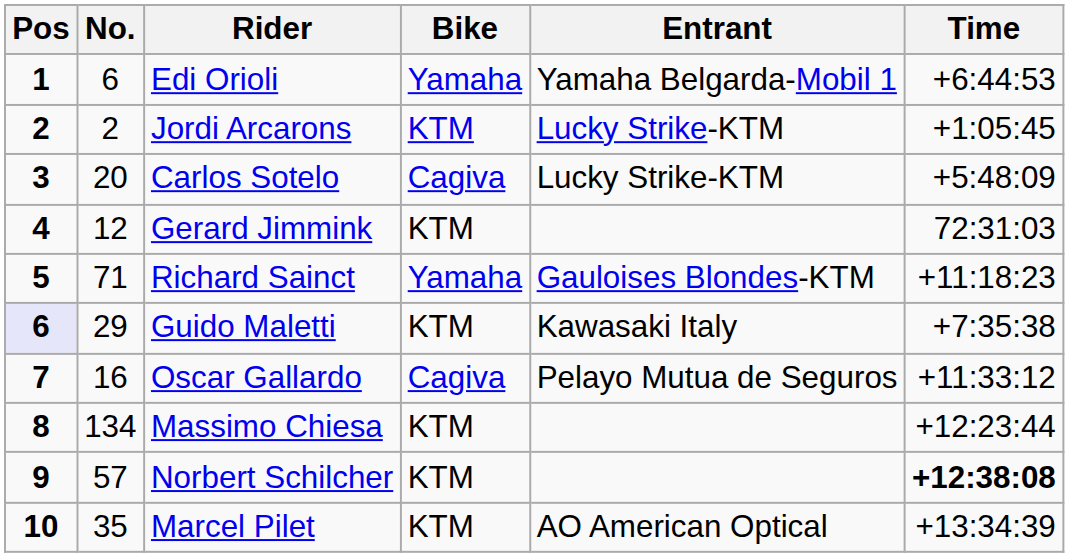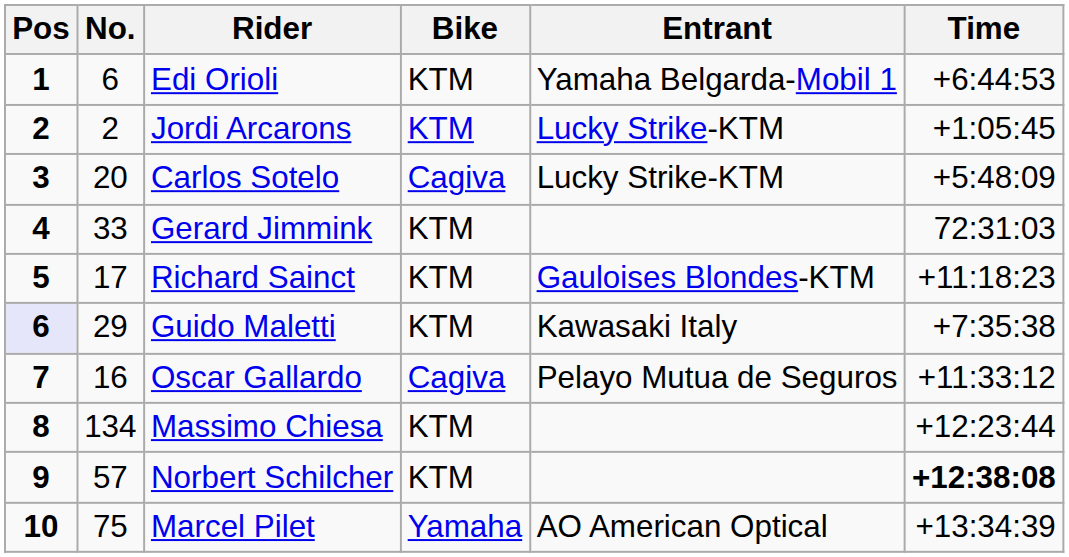(465, 79) Yamaha -> (441, 79) KTM
(110, 228) 12 -> (110, 228) 33
(110, 278) 71 -> (110, 278) 17
(465, 278) Yamaha -> (441, 278) KTM
(110, 526) 35 -> (110, 526) 75
(441, 526) KTM -> (465, 526) Yamaha
